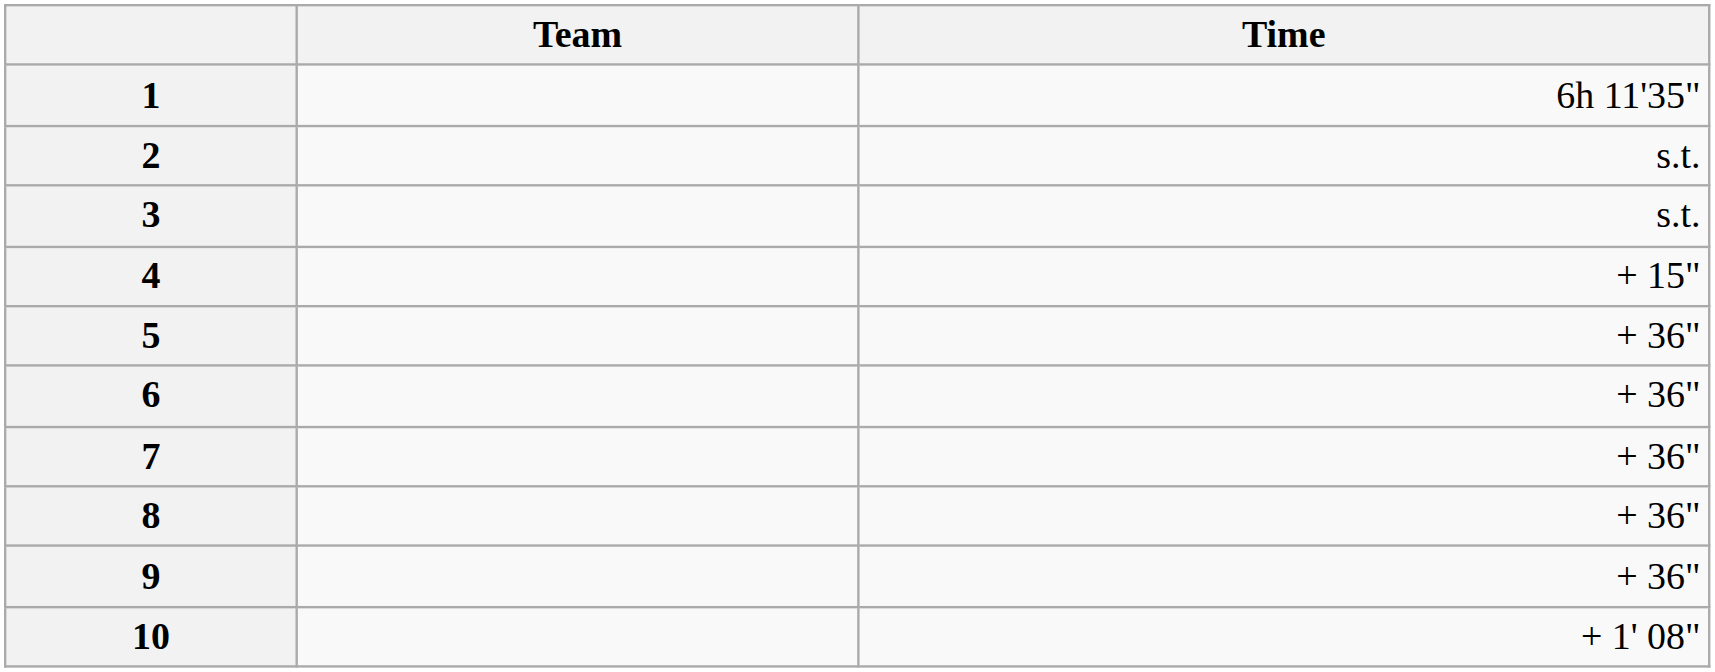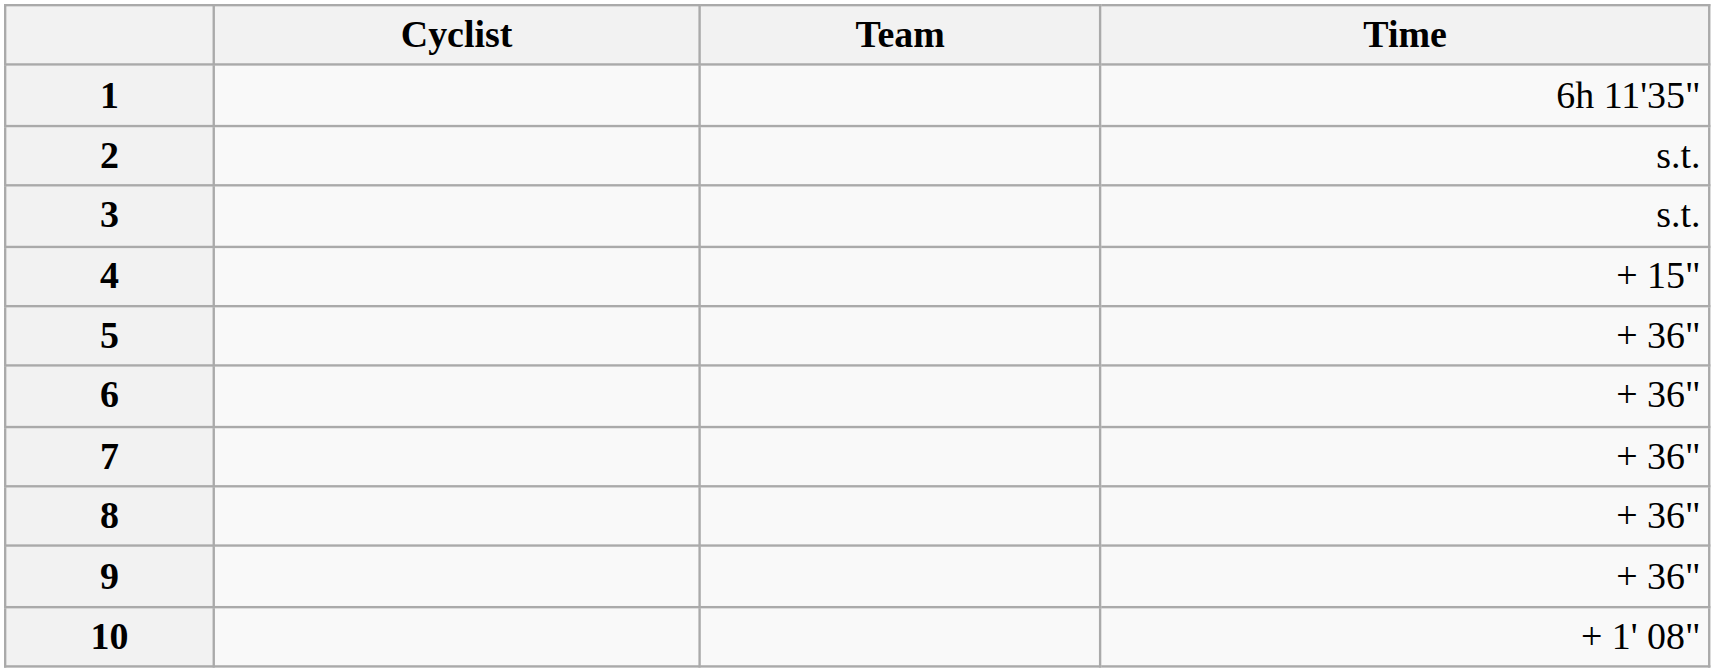+ column: (457, 34)
